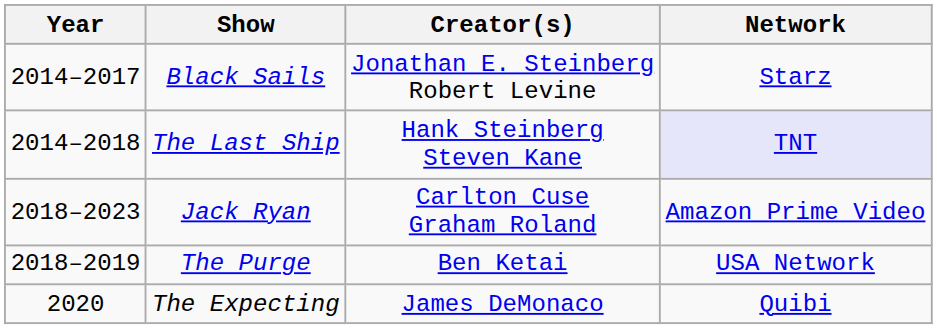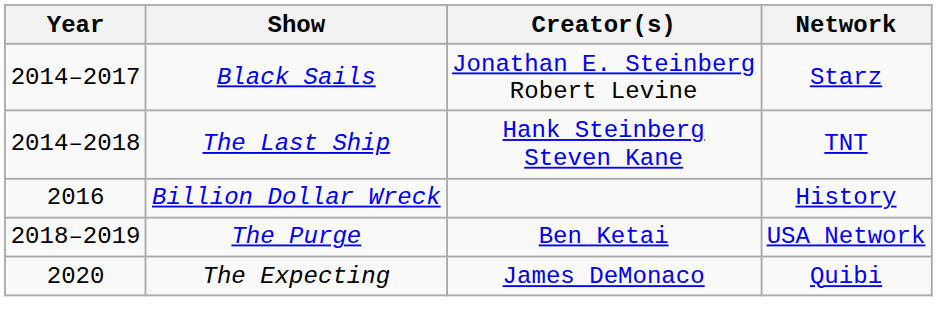(796, 145) lavender background -> (846, 145) no background
+ row: (296, 198)
- row: (246, 211)
